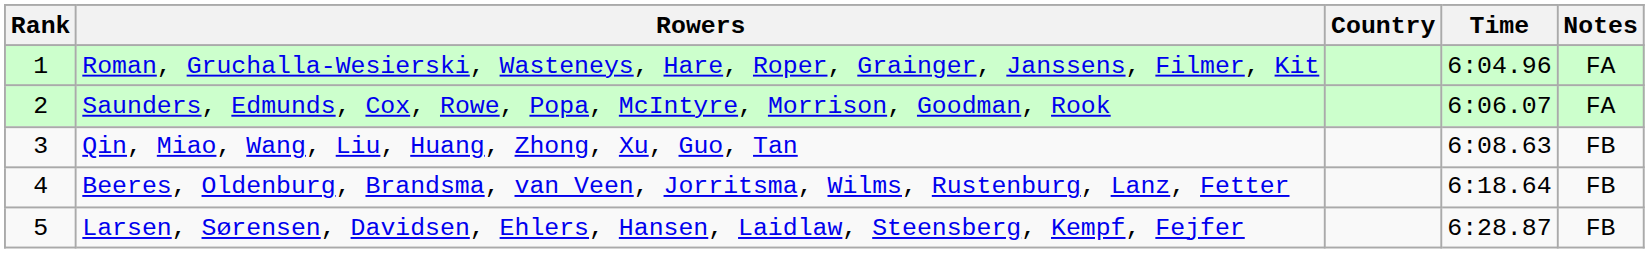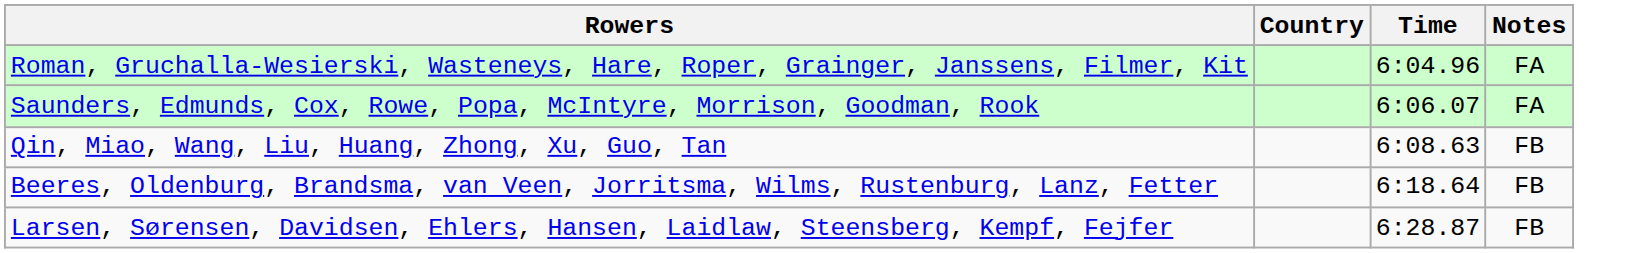- column: (41, 25)
